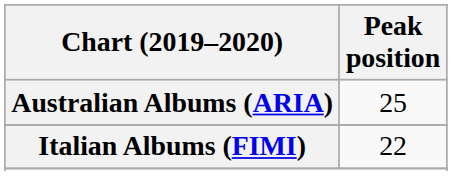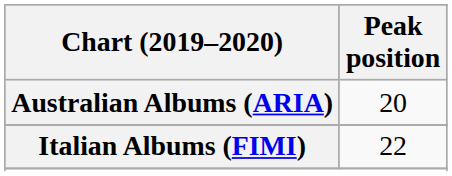(393, 102) 25 -> (393, 102) 20
